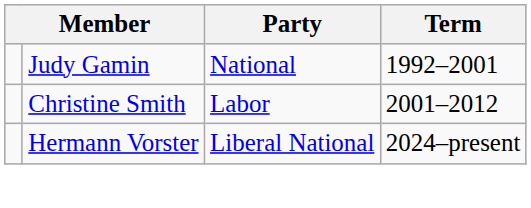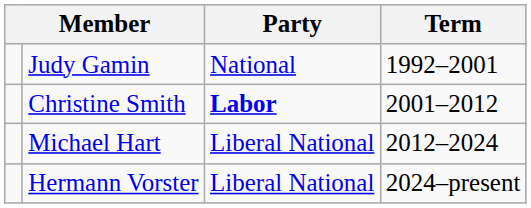(240, 103) normal -> (243, 103) bold
+ row: (94, 143)
